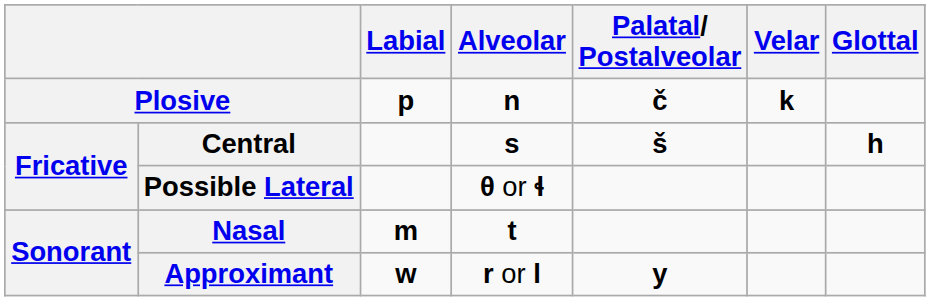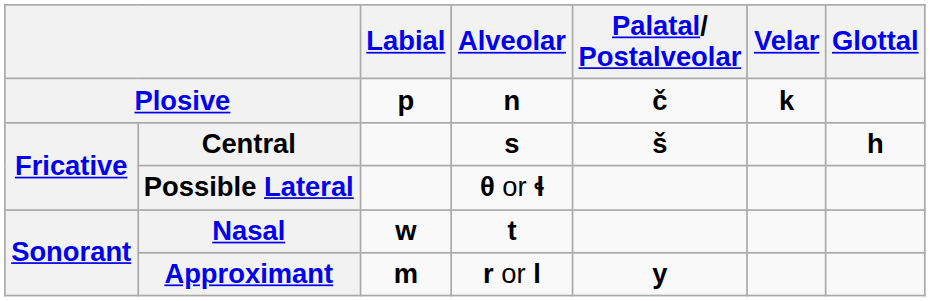(406, 230) m -> (406, 230) w
(406, 273) w -> (406, 273) m
